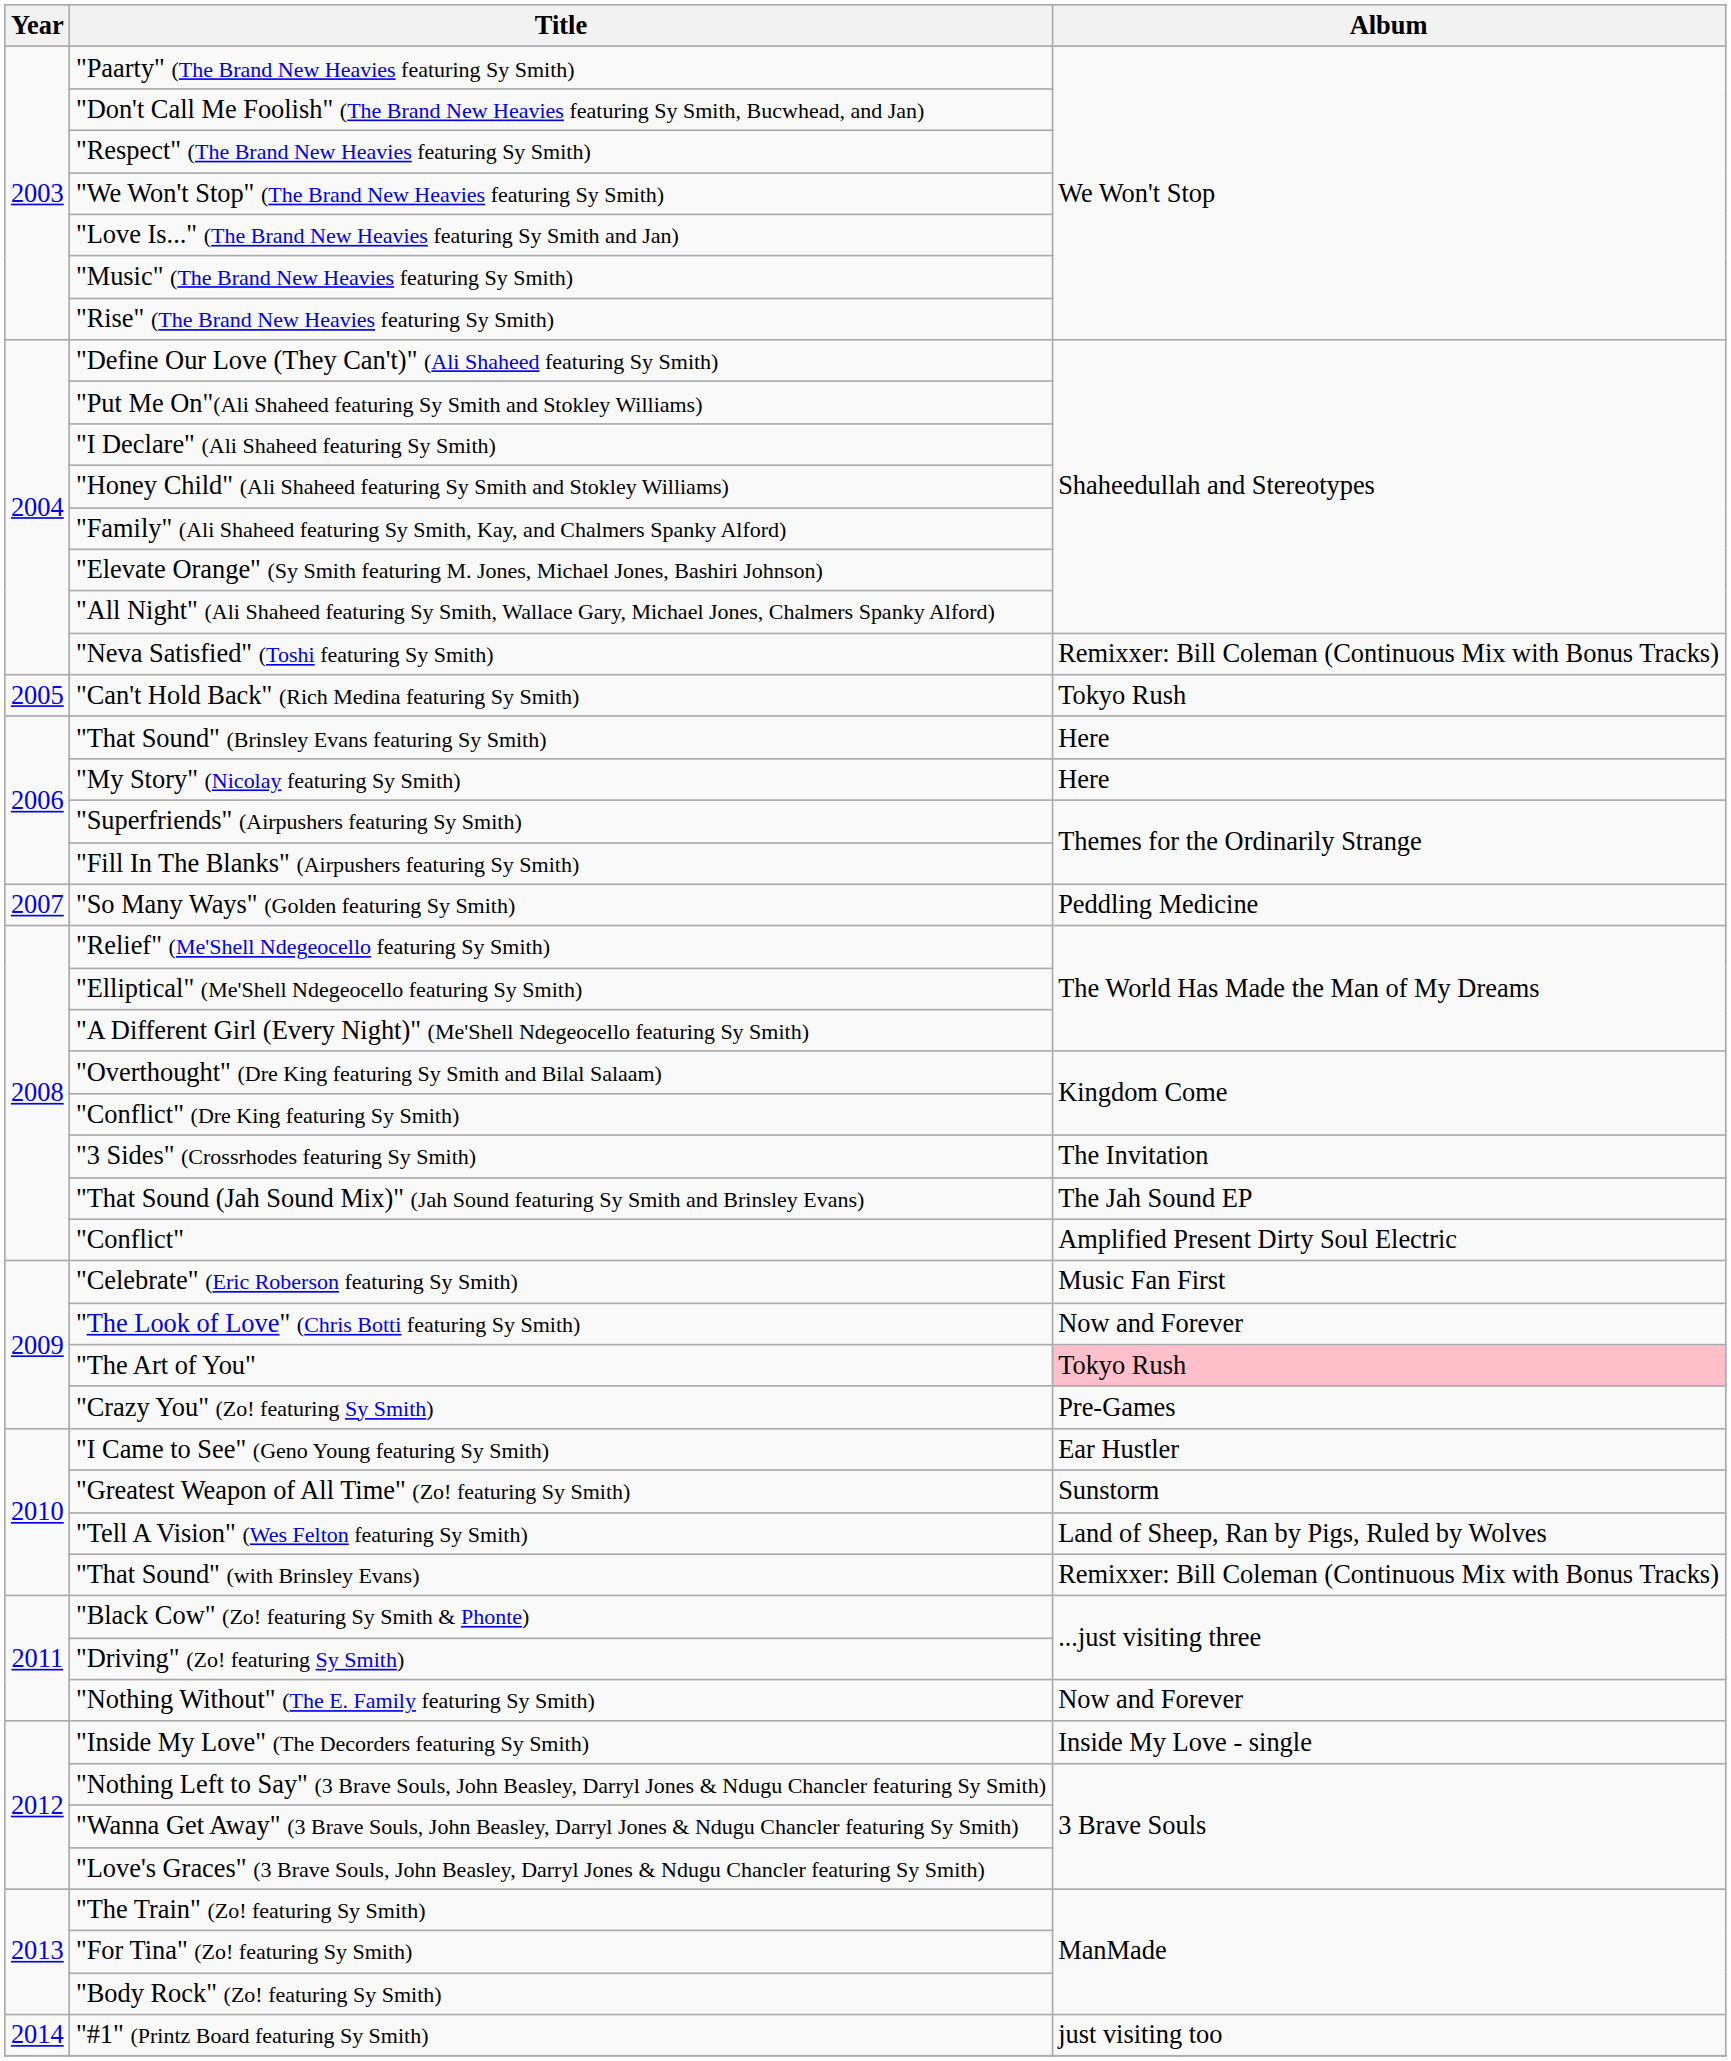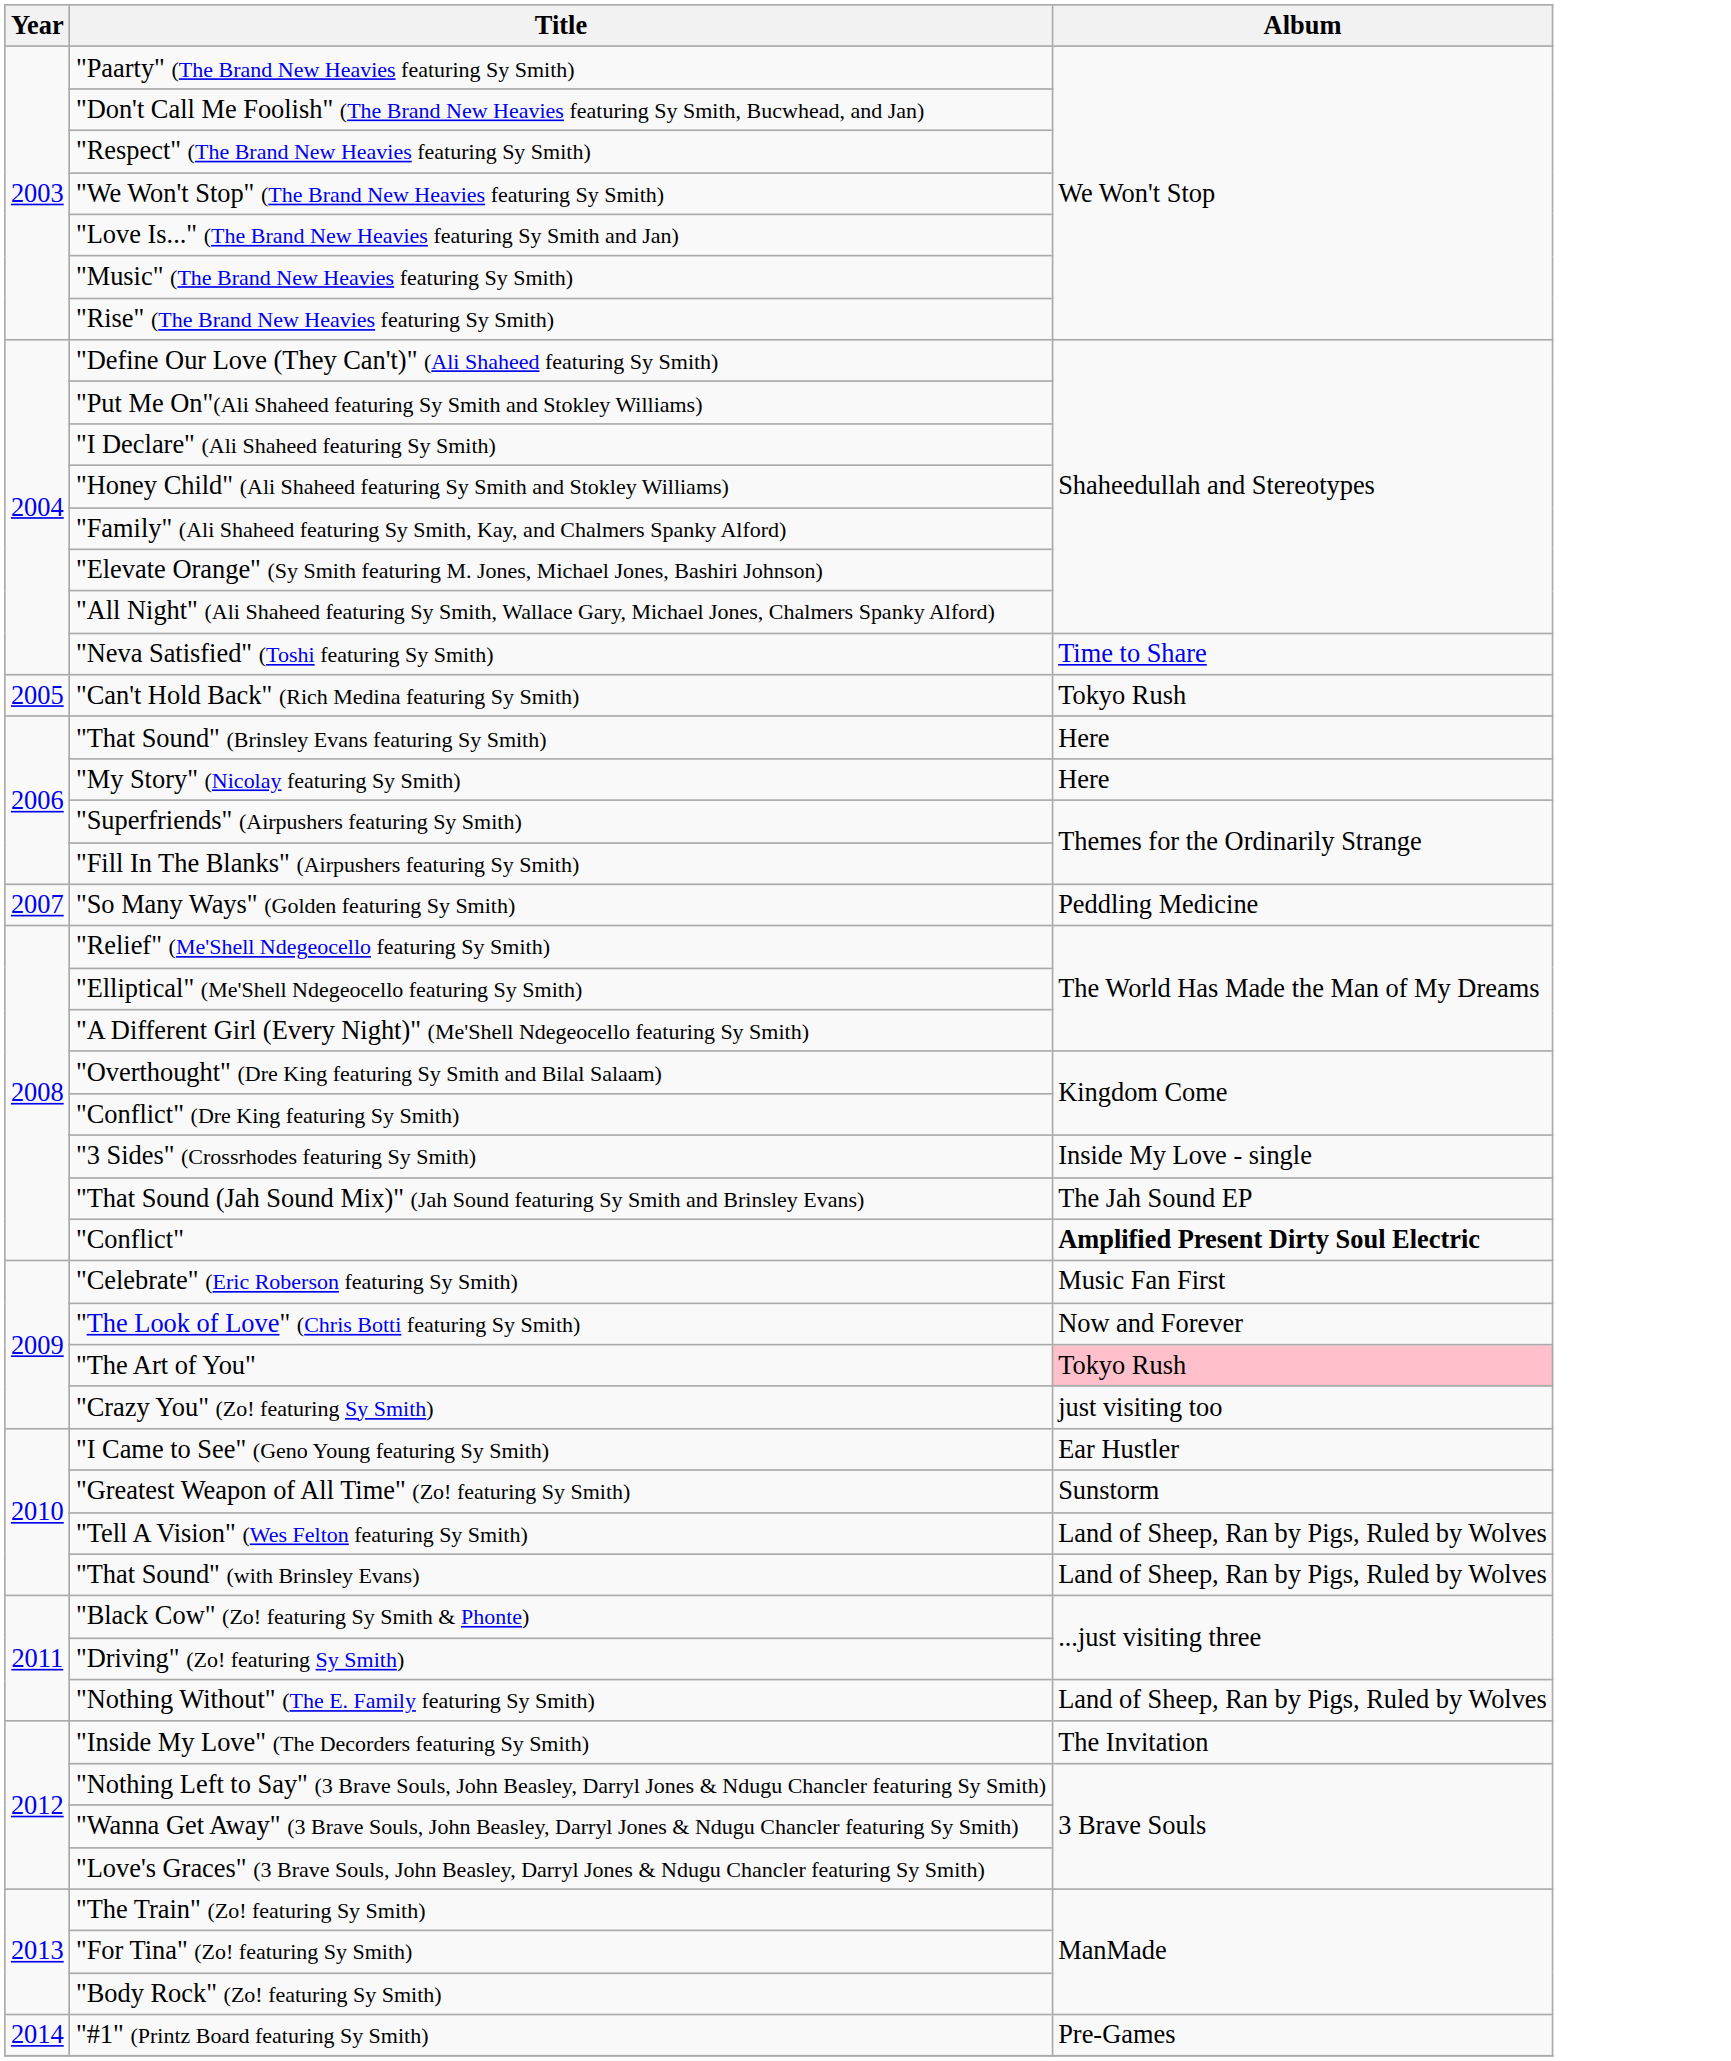(1389, 653) Remixxer: Bill Coleman (Continuous Mix with Bonus Tracks) -> (1132, 653) Time to Share
(1133, 1155) The Invitation -> (1185, 1155) Inside My Love - single
(1258, 1239) normal -> (1269, 1239) bold
(1117, 1407) Pre-Games -> (1140, 1407) just visiting too
(1389, 1574) Remixxer: Bill Coleman (Continuous Mix with Bonus Tracks) -> (1303, 1574) Land of Sheep, Ran by Pigs, Ruled by Wolves
(1151, 1700) Now and Forever -> (1303, 1700) Land of Sheep, Ran by Pigs, Ruled by Wolves
(1185, 1742) Inside My Love - single -> (1133, 1742) The Invitation
(1140, 2035) just visiting too -> (1117, 2035) Pre-Games
